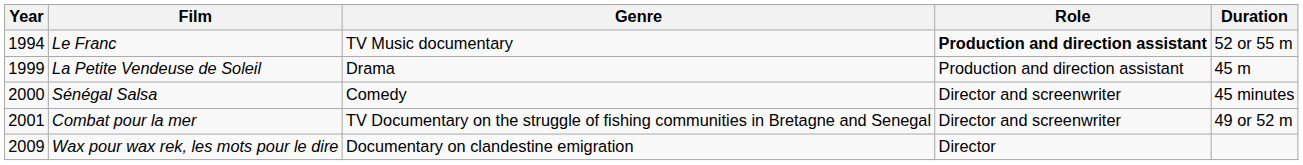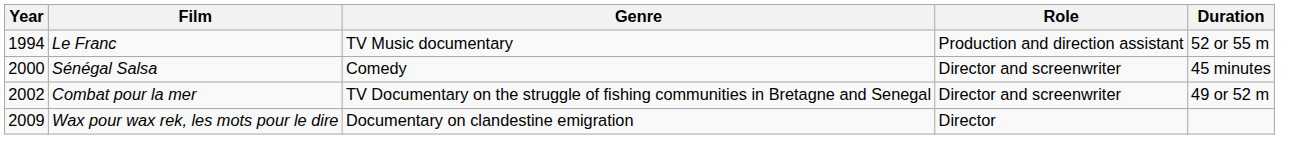(1073, 43) bold -> (1061, 43) normal
- row: (157, 69)
(26, 120) 2001 -> (26, 95) 2002
